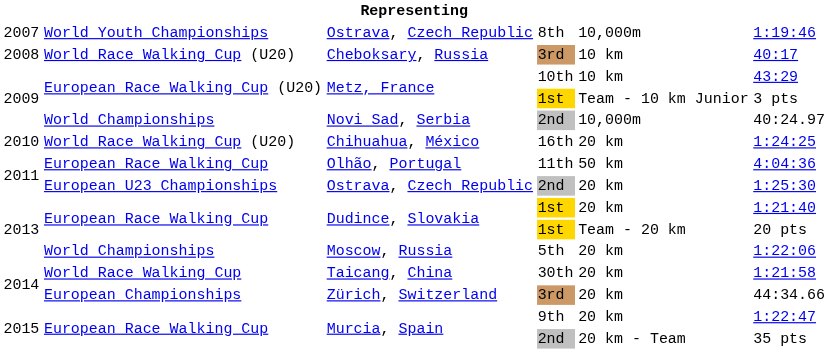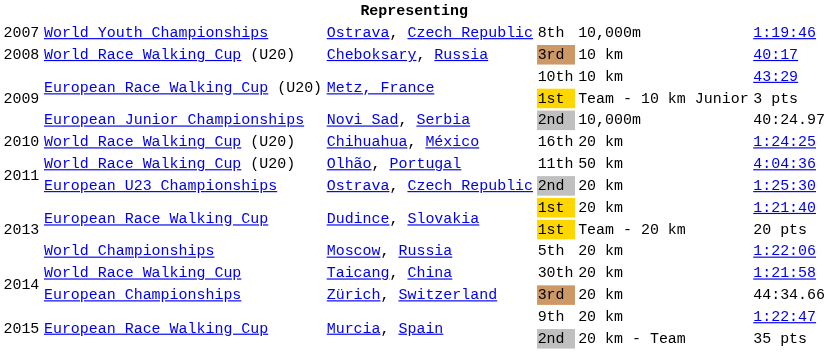(129, 120) World Championships -> (174, 120) European Junior Championships
(156, 164) European Race Walking Cup -> (170, 164) World Race Walking Cup (U20)
